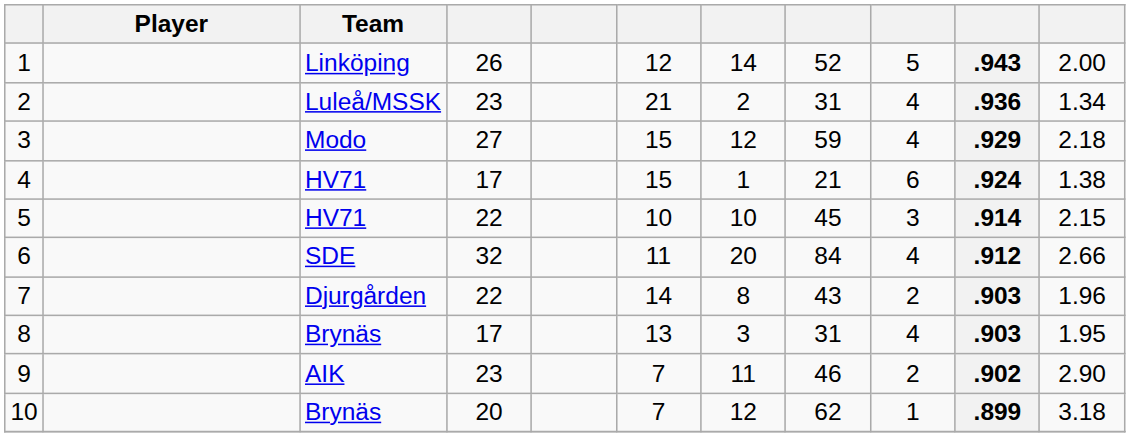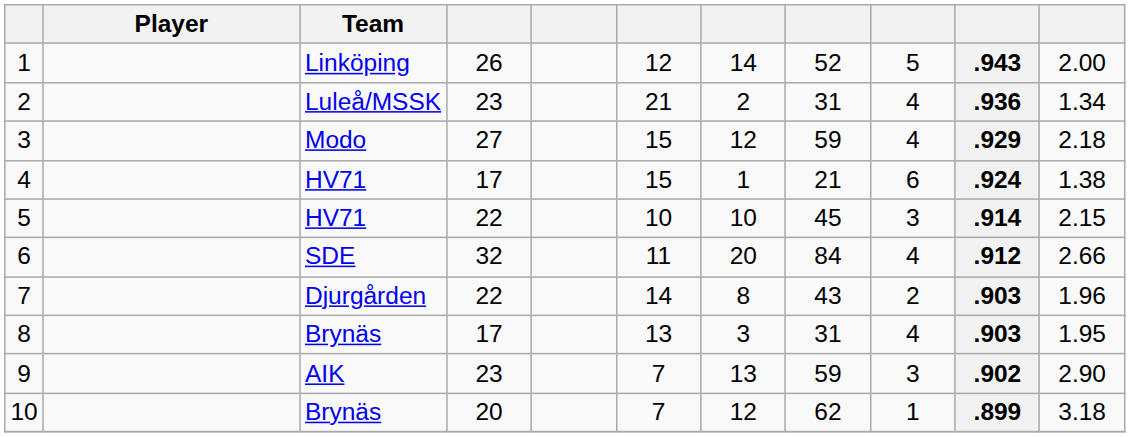(743, 373) 11 -> (743, 373) 13
(828, 373) 46 -> (828, 373) 59
(913, 373) 2 -> (913, 373) 3
